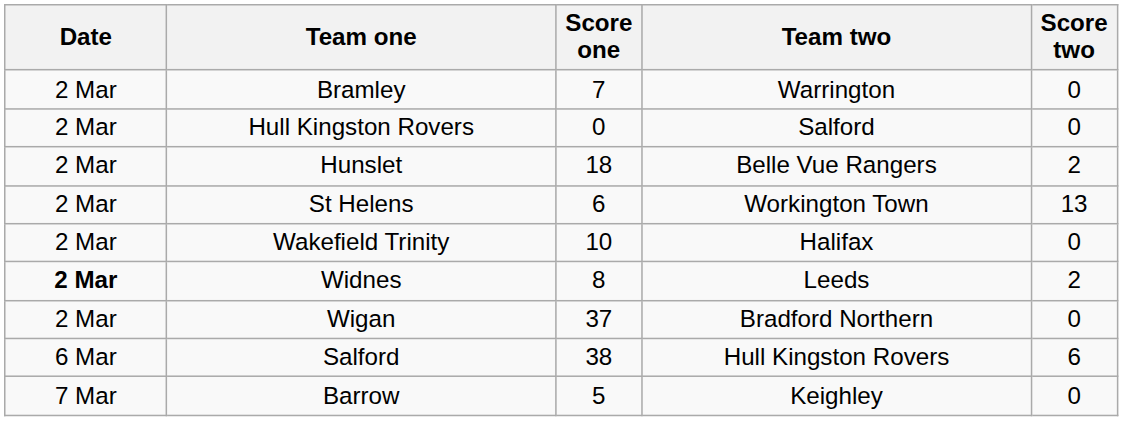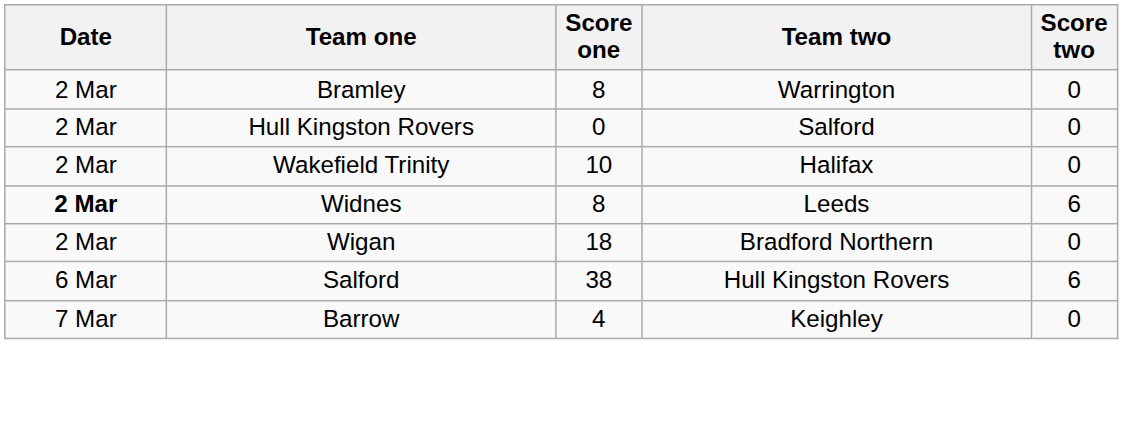(599, 89) 7 -> (599, 89) 8
- row: (361, 165)
- row: (361, 204)
(1074, 280) 2 -> (1074, 204) 6
(599, 319) 37 -> (599, 242) 18
(599, 395) 5 -> (599, 319) 4
